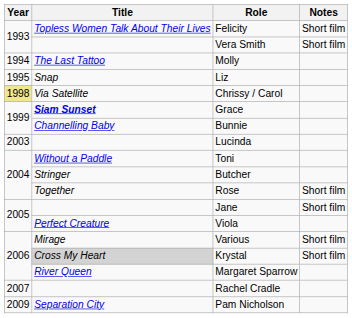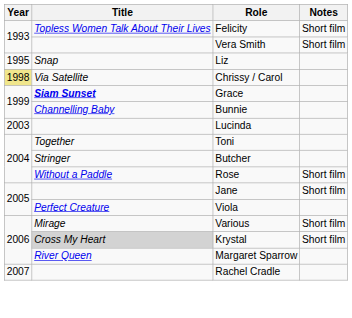- row: (227, 61)
(73, 158) Without a Paddle -> (54, 142) Together
(54, 191) Together -> (73, 175) Without a Paddle
- row: (250, 304)
